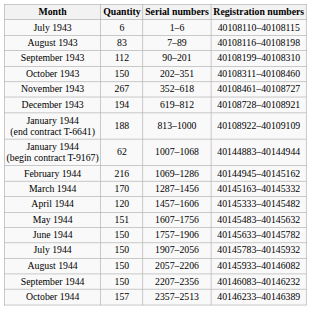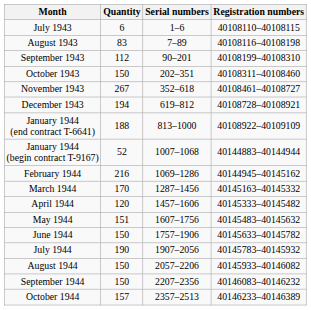(122, 152) 62 -> (122, 152) 52
(122, 250) 150 -> (122, 250) 190
